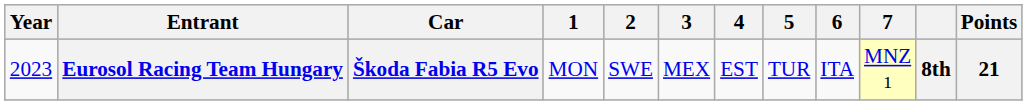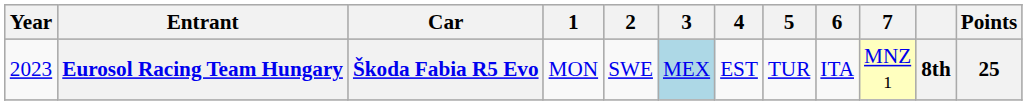(687, 69) no background -> (687, 69) lightblue background
(989, 69) 21 -> (989, 69) 25
